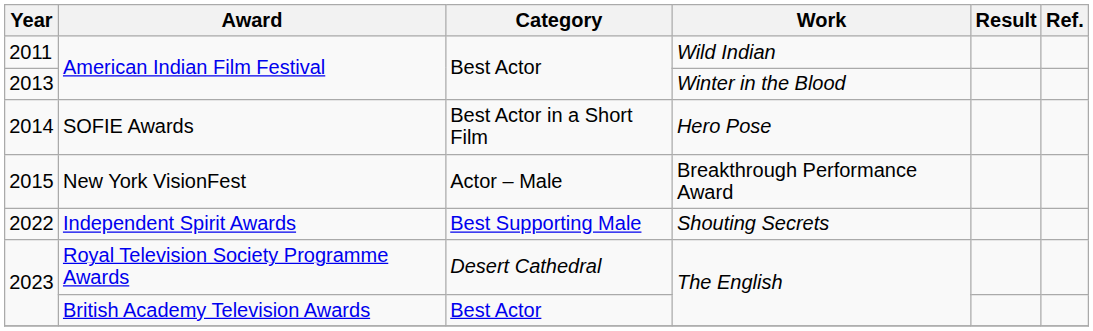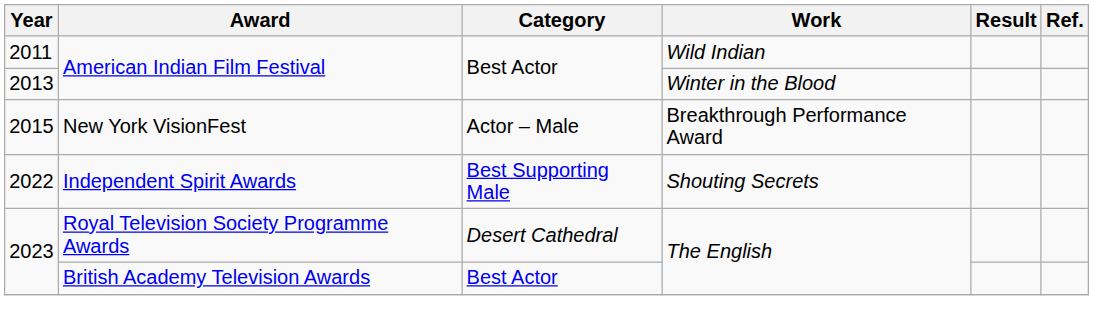- row: (31, 126)
